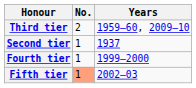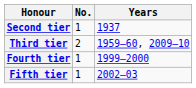rows swapped: (39, 44) <-> (39, 28)
(78, 75) lightsalmon background -> (78, 75) no background
